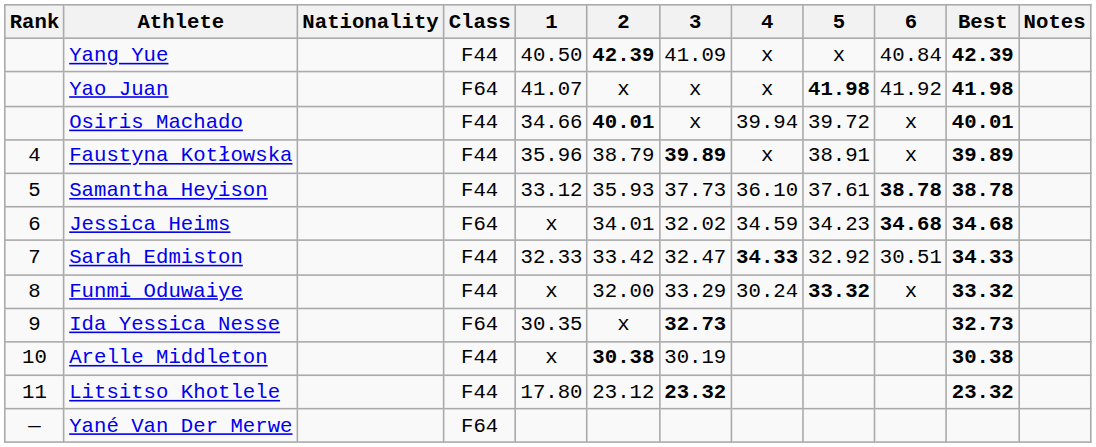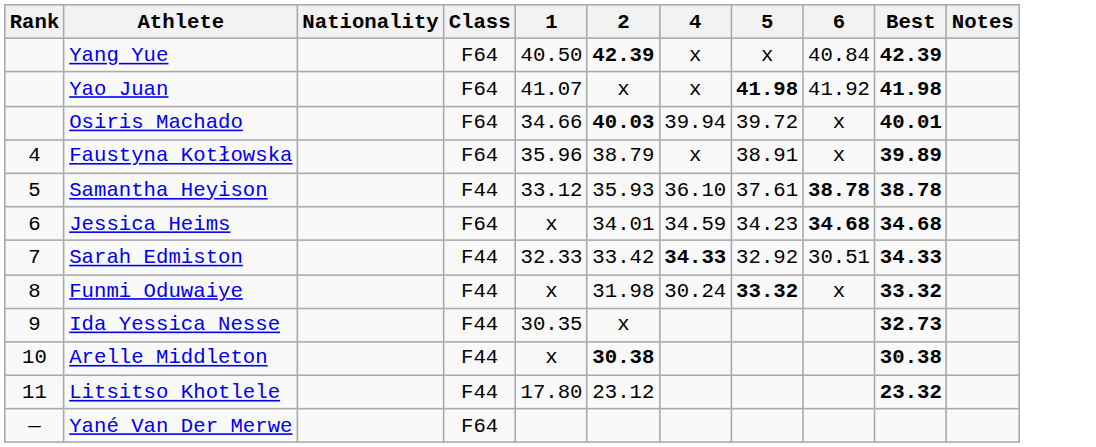- column: (695, 22)
(480, 55) F44 -> (480, 55) F64
(480, 123) F44 -> (480, 123) F64
(623, 123) 40.01 -> (623, 123) 40.03
(480, 156) F44 -> (480, 156) F64
(623, 291) 32.00 -> (623, 291) 31.98
(480, 325) F64 -> (480, 325) F44
